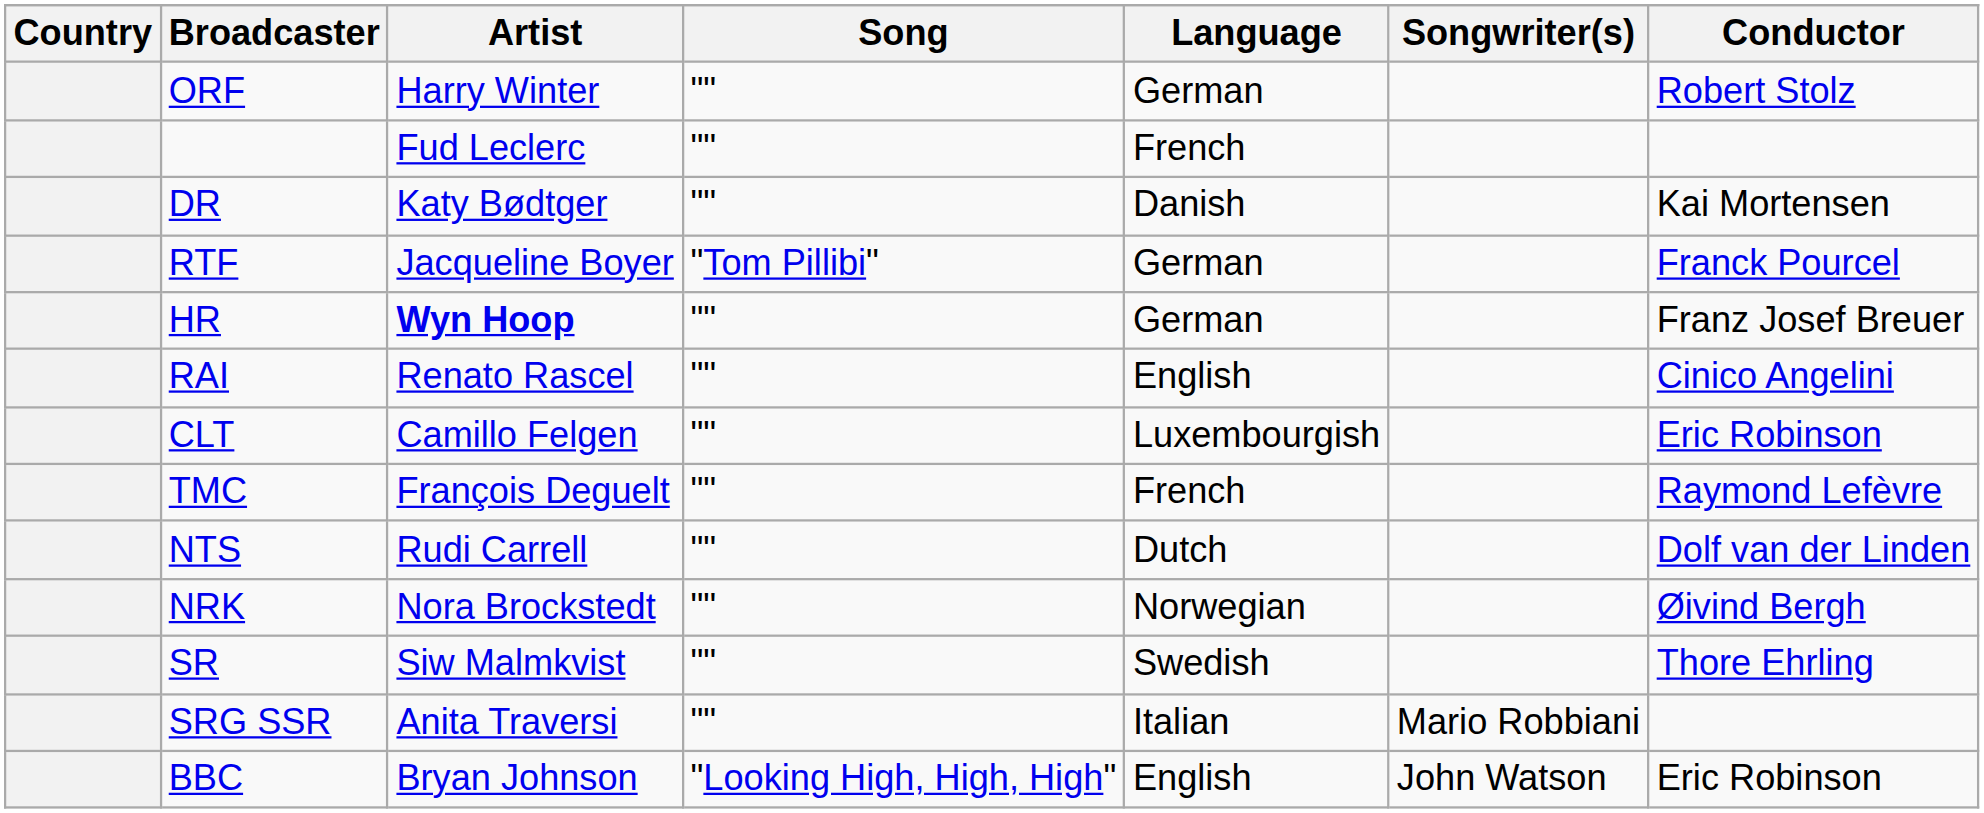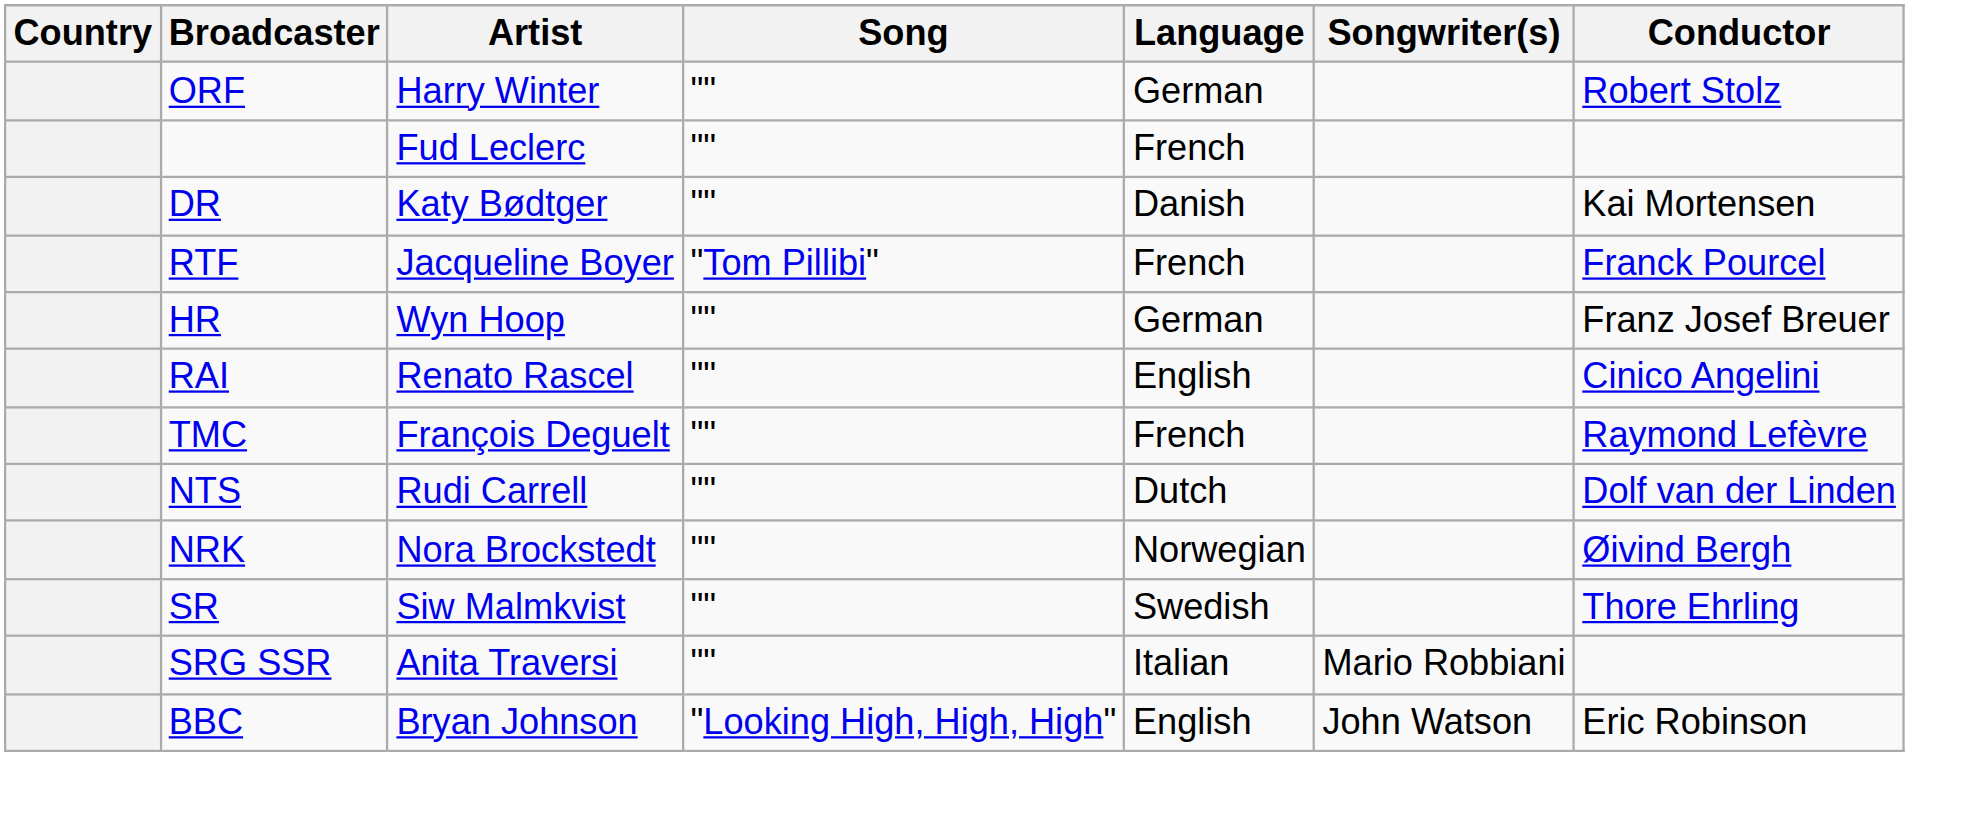(1198, 262) German -> (1189, 262) French
(485, 319) bold -> (481, 319) normal
- row: (202, 434)
